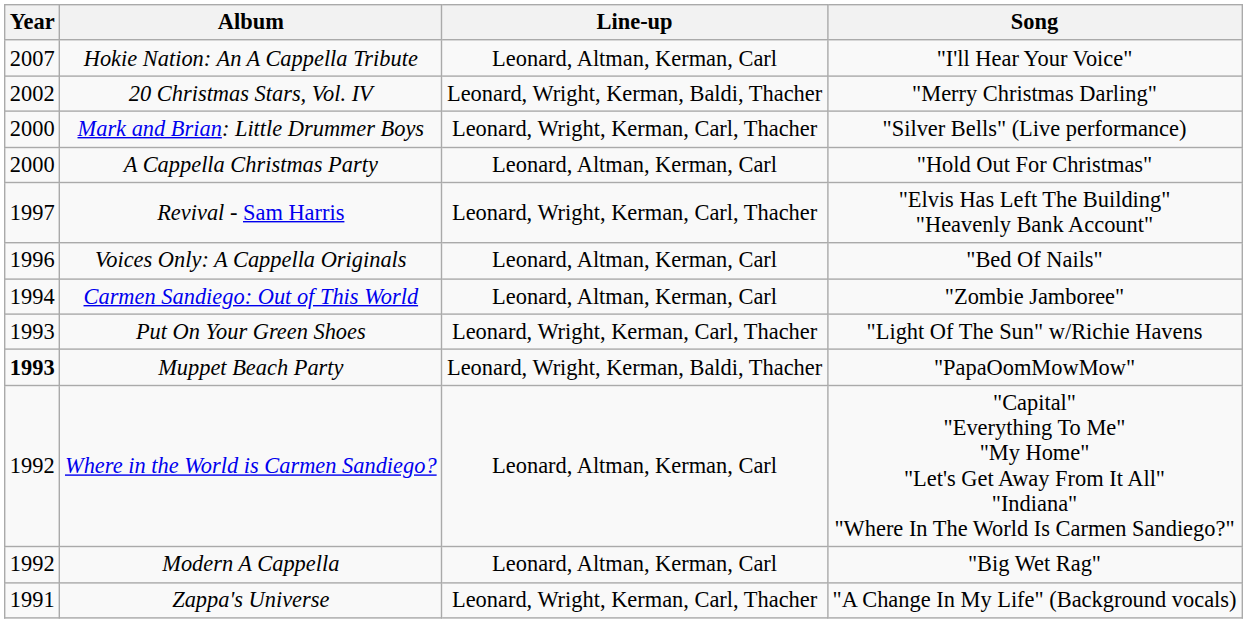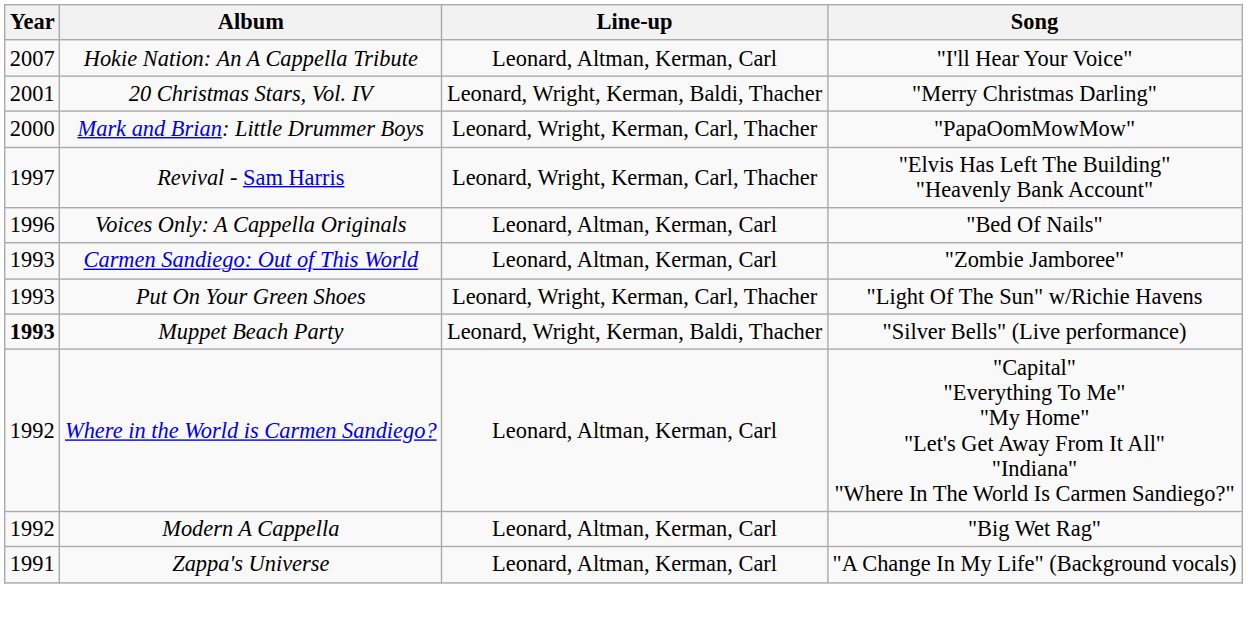(32, 93) 2002 -> (32, 93) 2001
(1034, 128) "Silver Bells" (Live performance) -> (1034, 128) "PapaOomMowMow"
- row: (251, 164)
(32, 296) 1994 -> (32, 260) 1993
(1034, 367) "PapaOomMowMow" -> (1034, 331) "Silver Bells" (Live performance)
(635, 599) Leonard, Wright, Kerman, Carl, Thacher -> (635, 564) Leonard, Altman, Kerman, Carl
